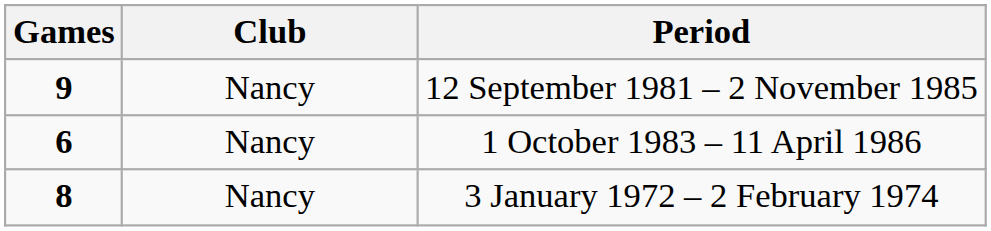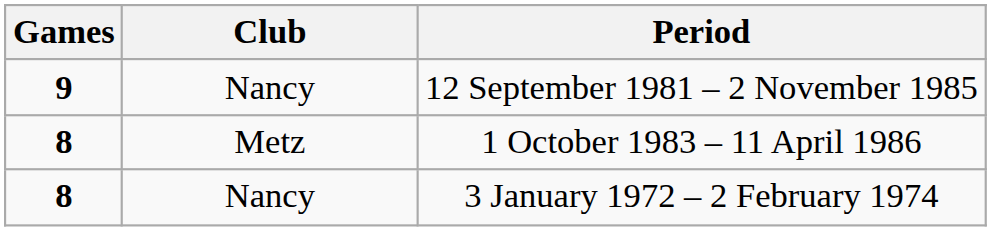(64, 141) 6 -> (64, 141) 8
(270, 141) Nancy -> (270, 141) Metz
